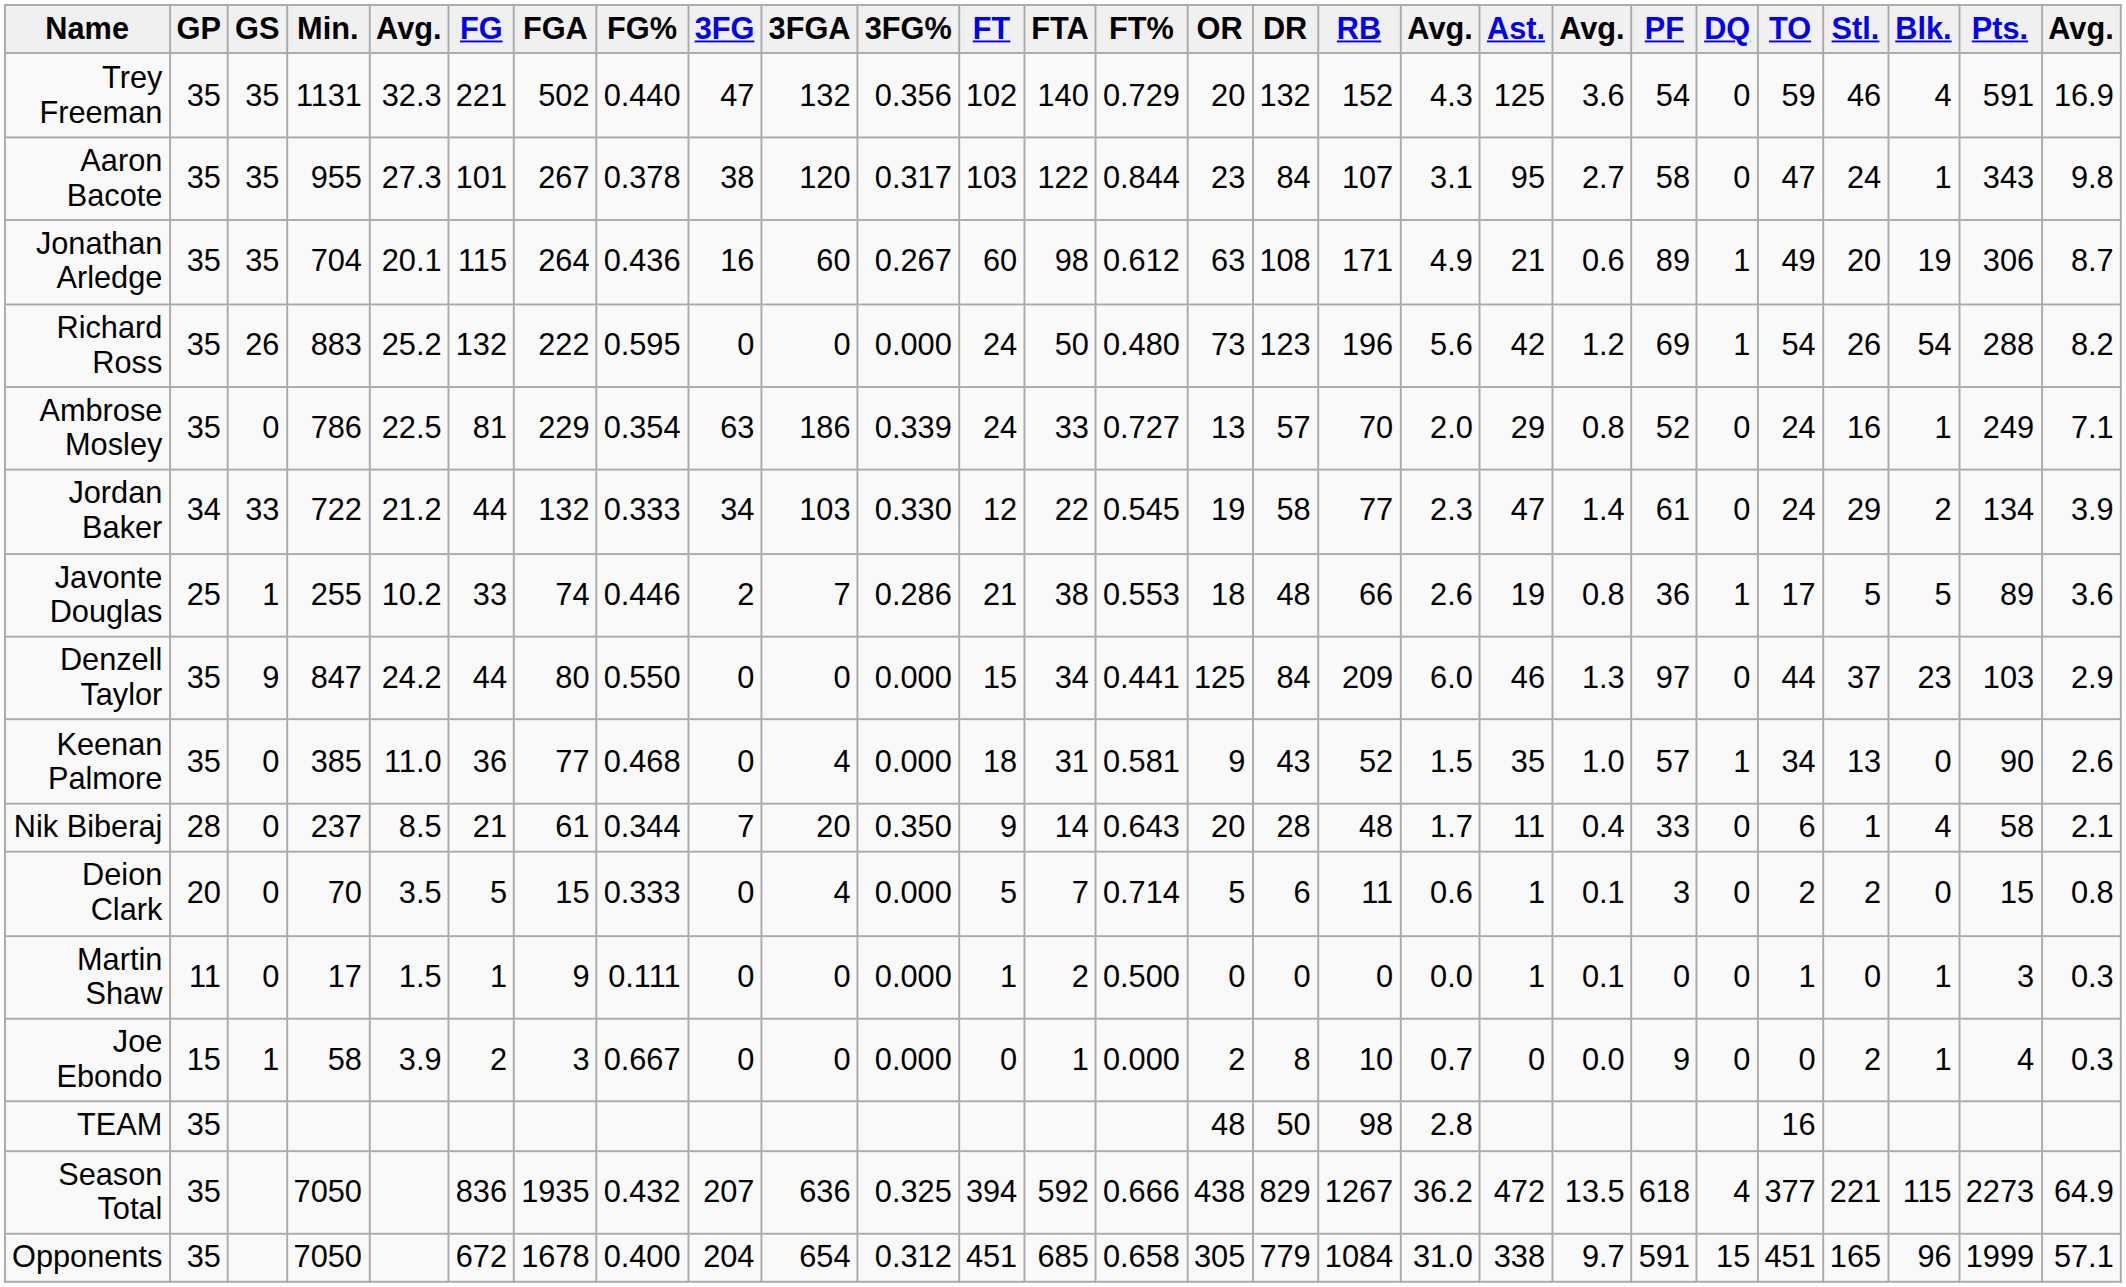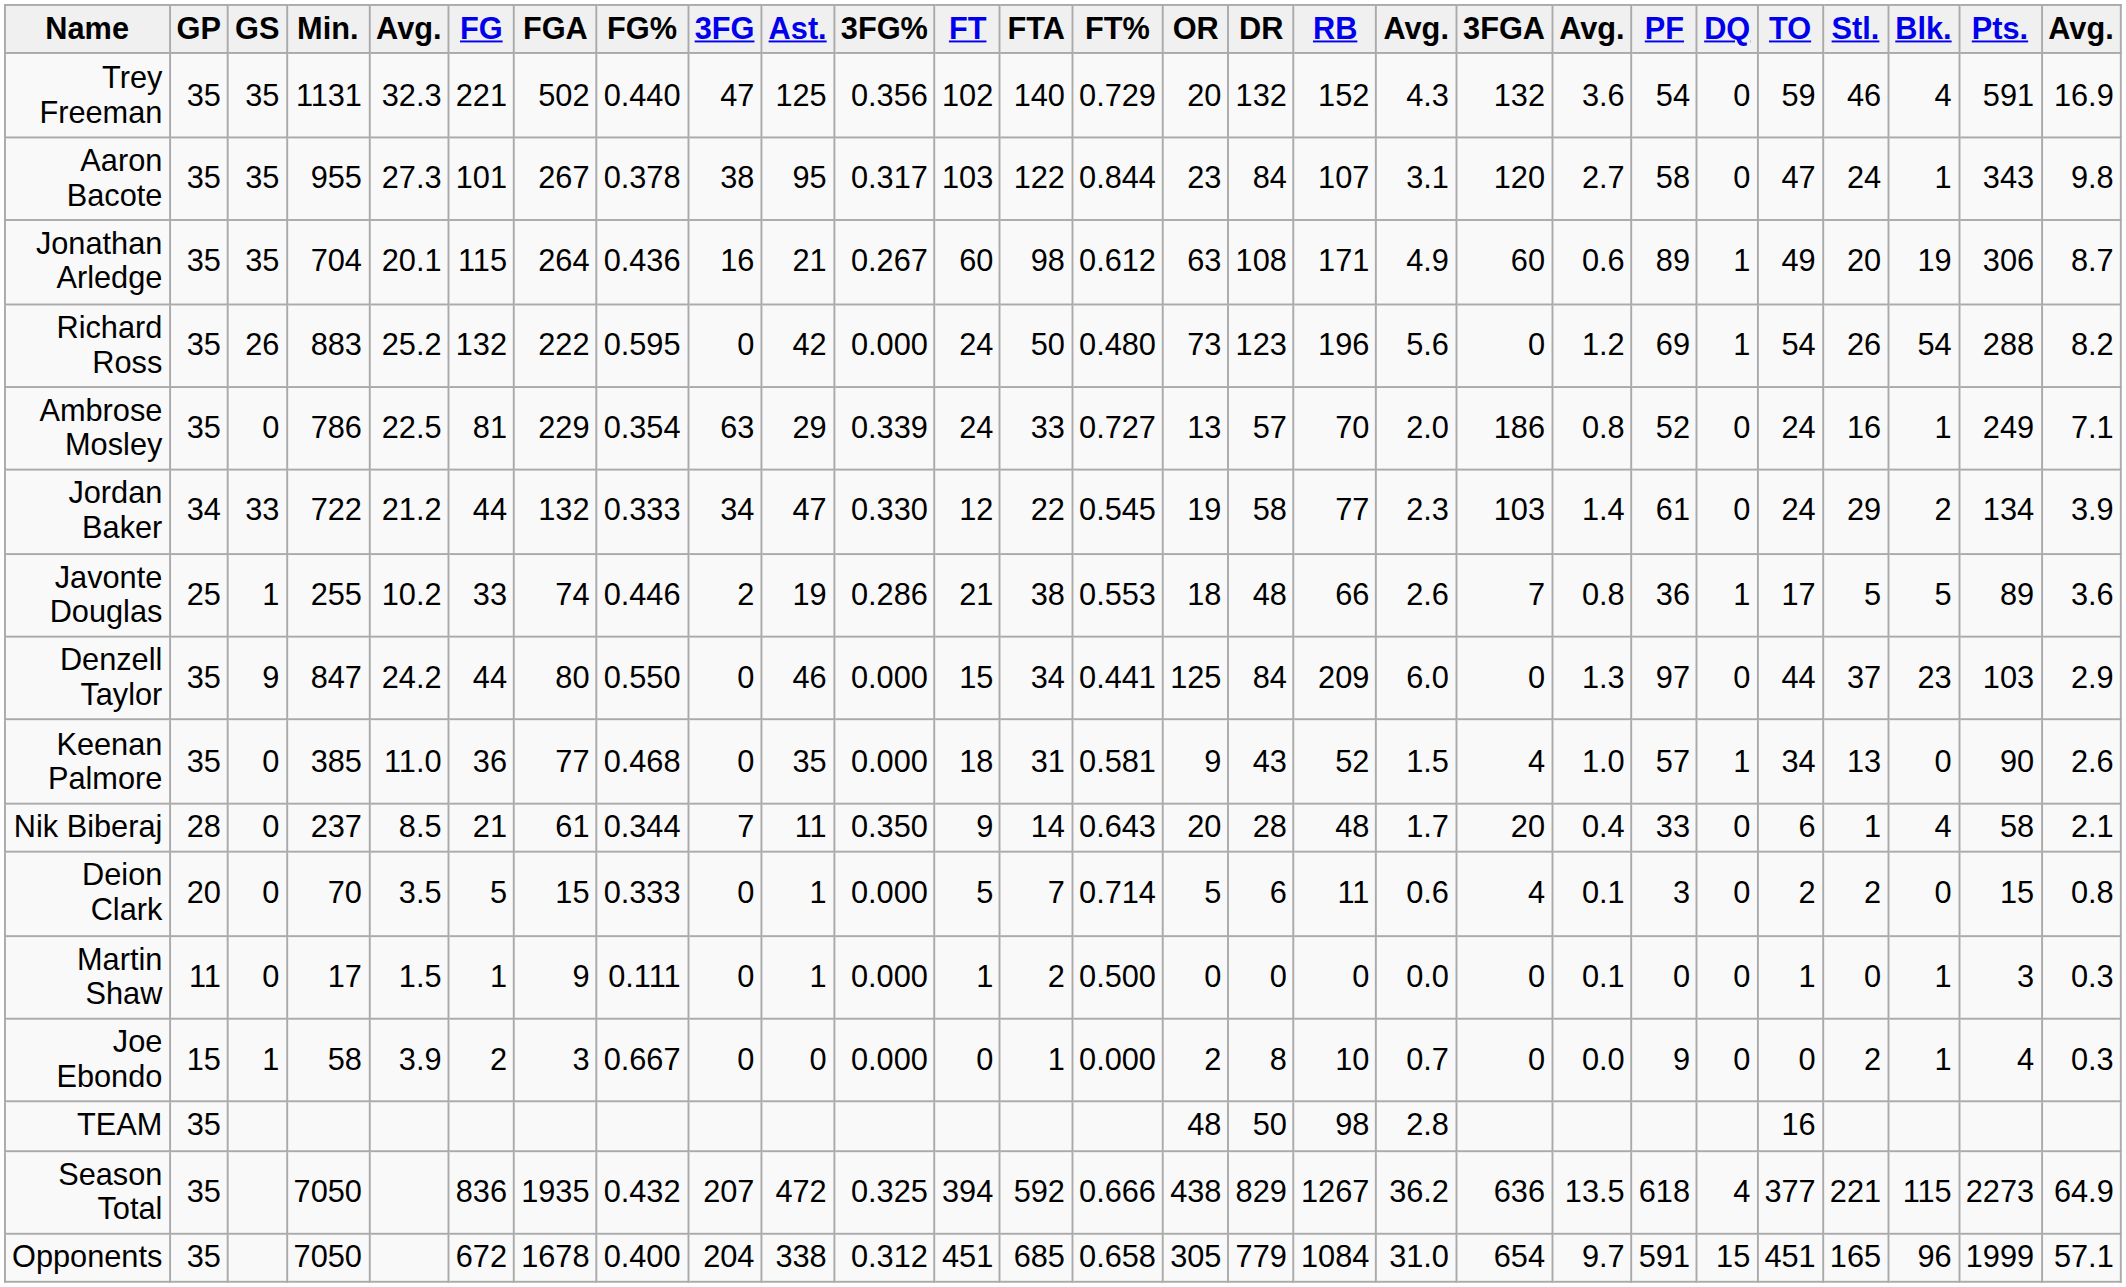columns swapped: (810, 28) <-> (1516, 28)
